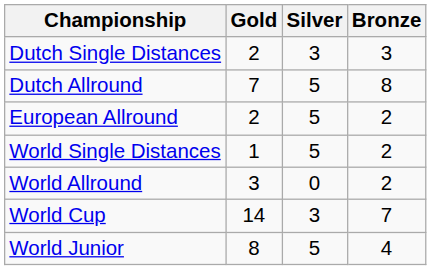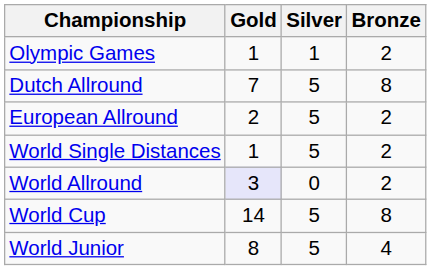+ row: (82, 53)
- row: (115, 53)
(254, 183) no background -> (253, 183) lavender background
(315, 215) 3 -> (314, 215) 5
(387, 215) 7 -> (386, 215) 8
